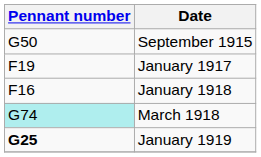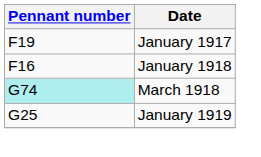- row: (195, 41)
(23, 139) bold -> (23, 115) normal
